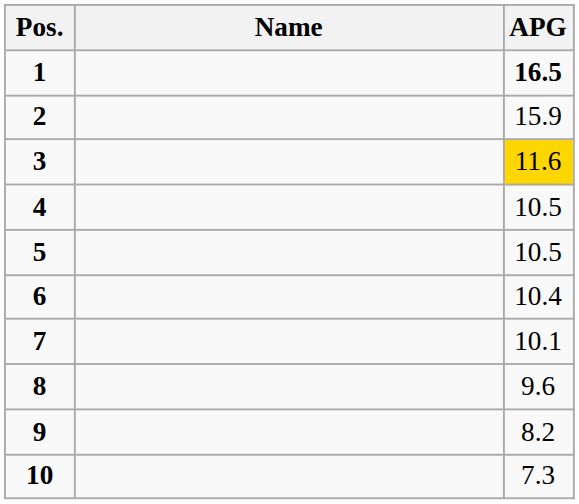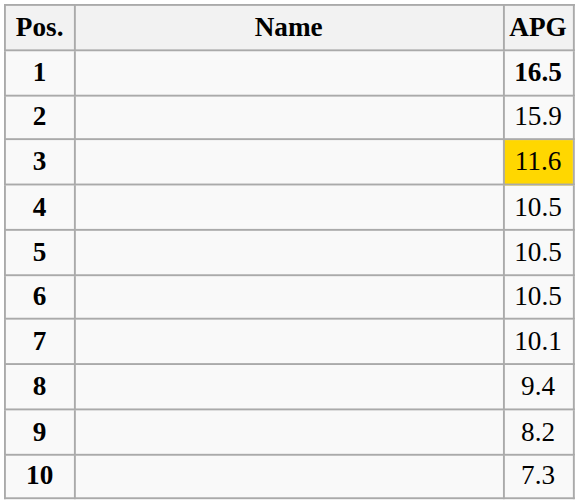(538, 296) 10.4 -> (538, 296) 10.5
(538, 386) 9.6 -> (538, 386) 9.4
